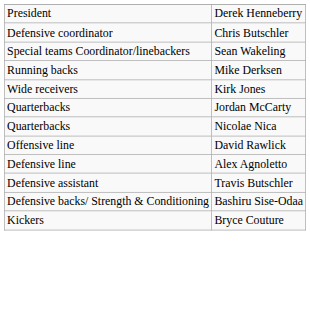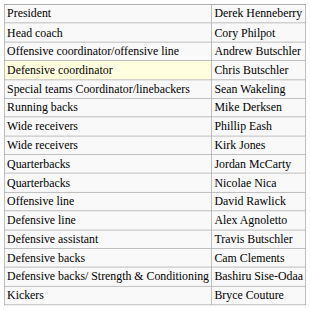+ row: (245, 32)
+ row: (258, 51)
(60, 32) no background -> (60, 70) lightyellow background
+ row: (243, 126)
+ row: (249, 257)
